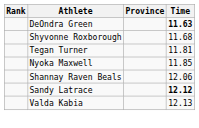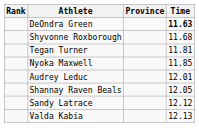+ row: (59, 77)
(180, 77) 12.06 -> (180, 90) 12.05
(180, 90) bold -> (180, 103) normal
